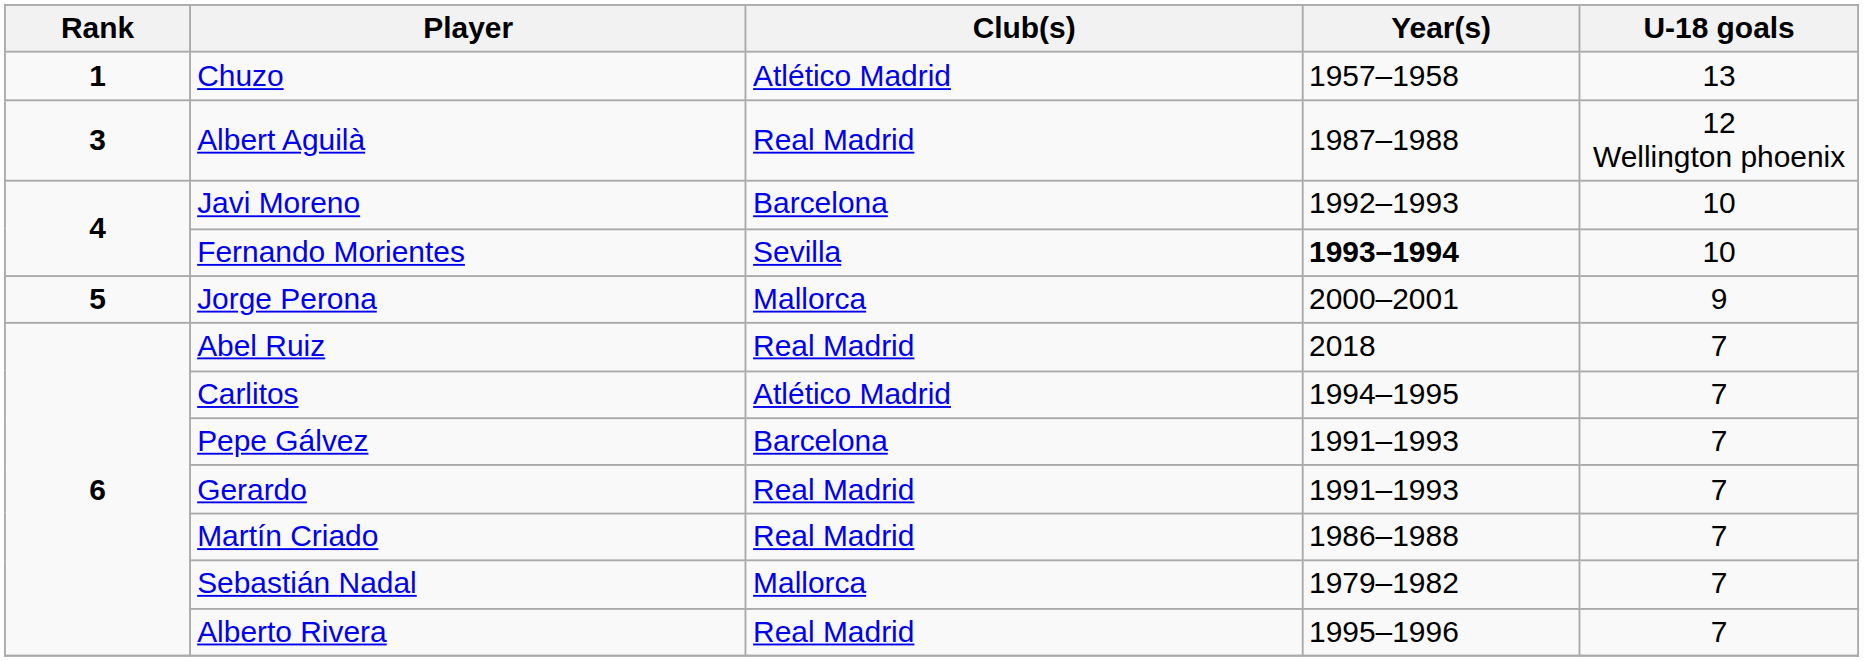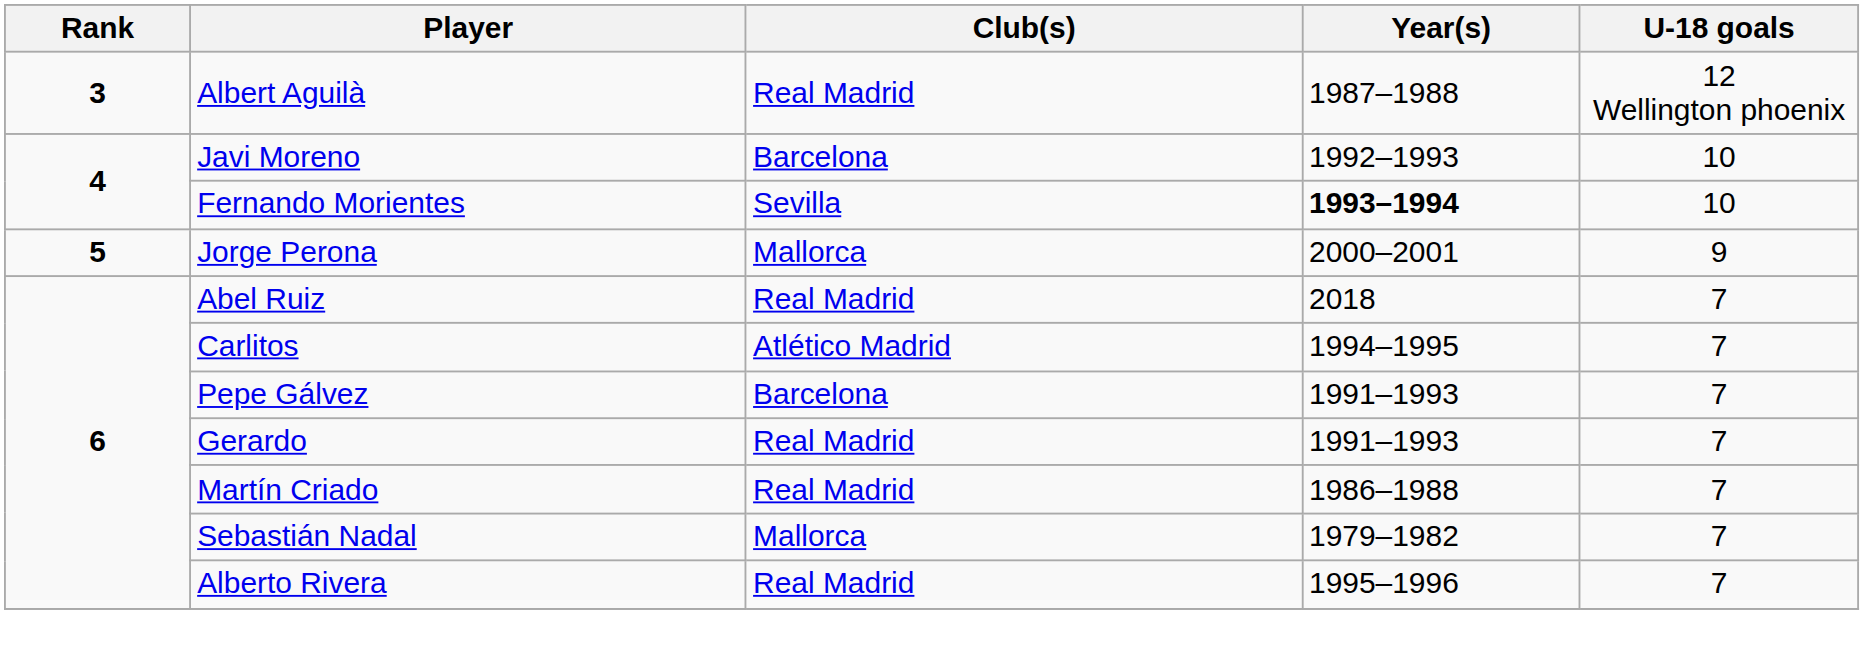- row: (240, 75)
